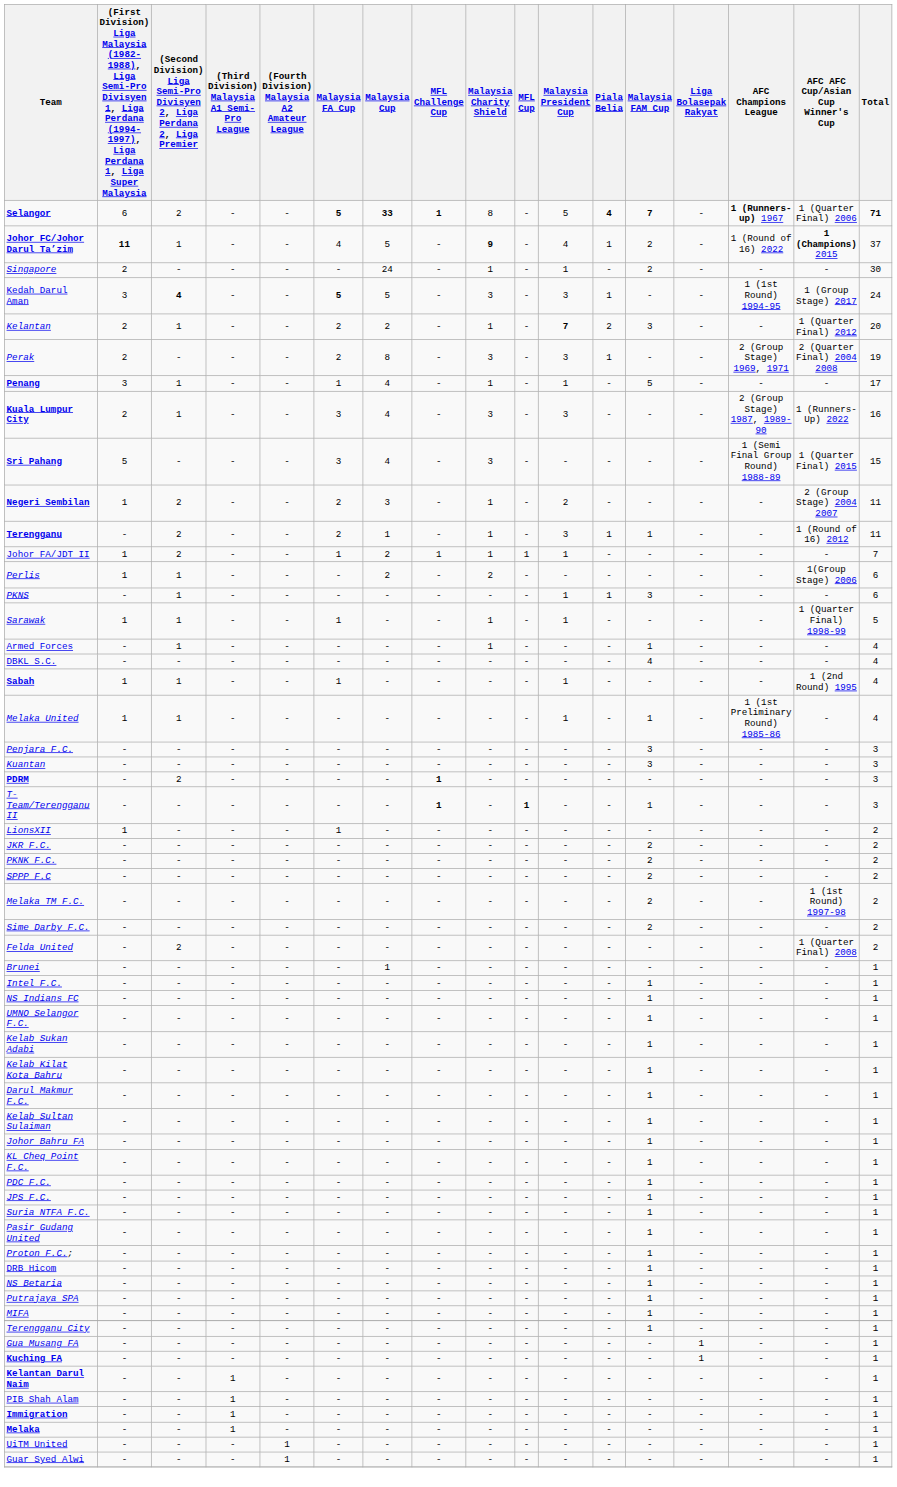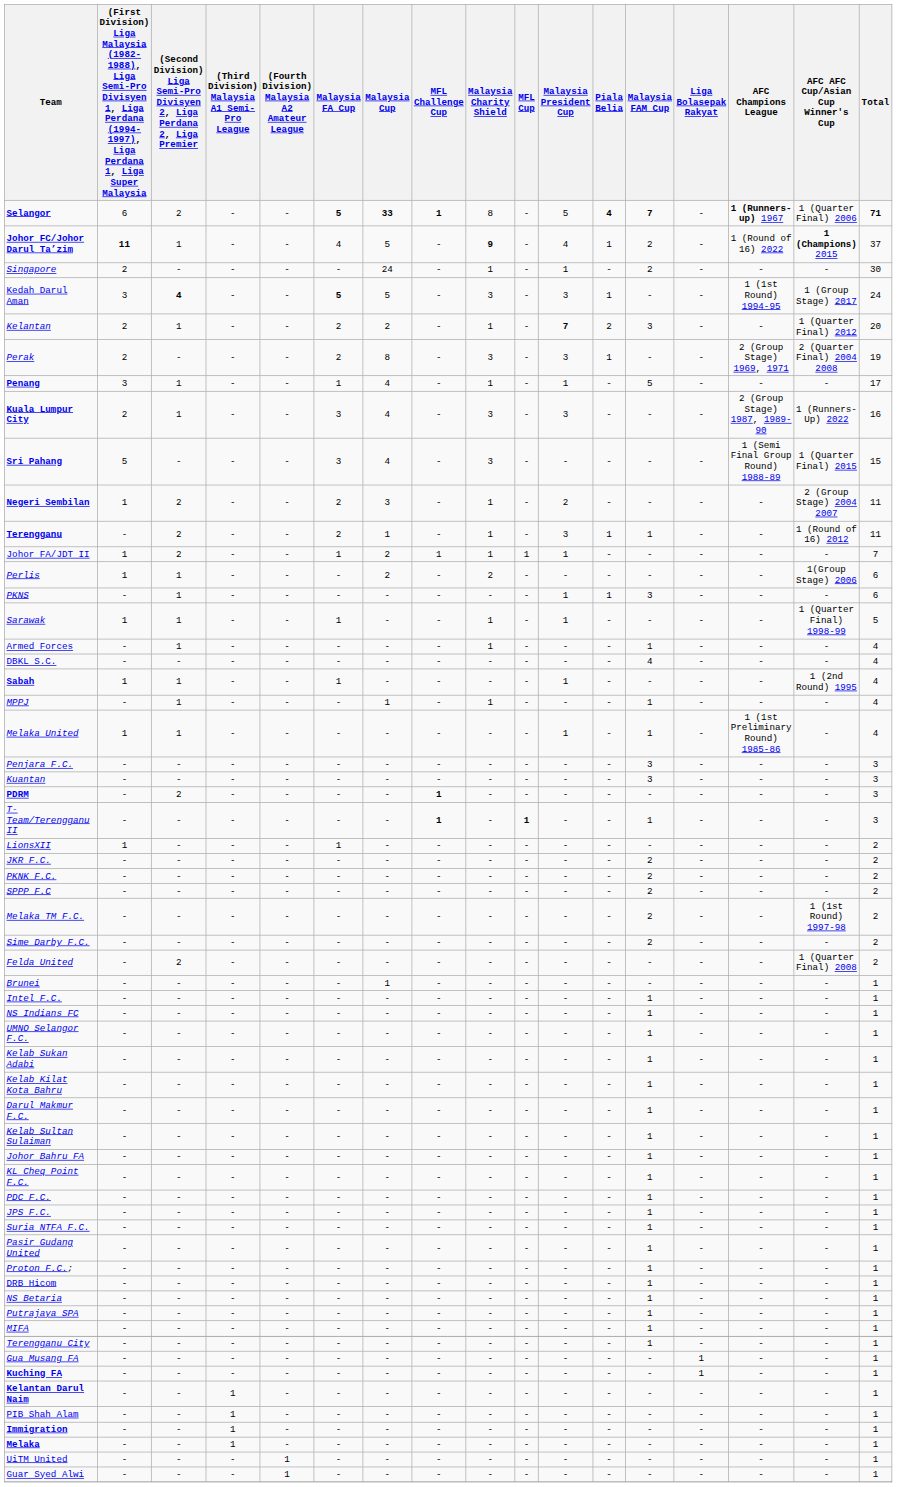+ row: (18, 702)
